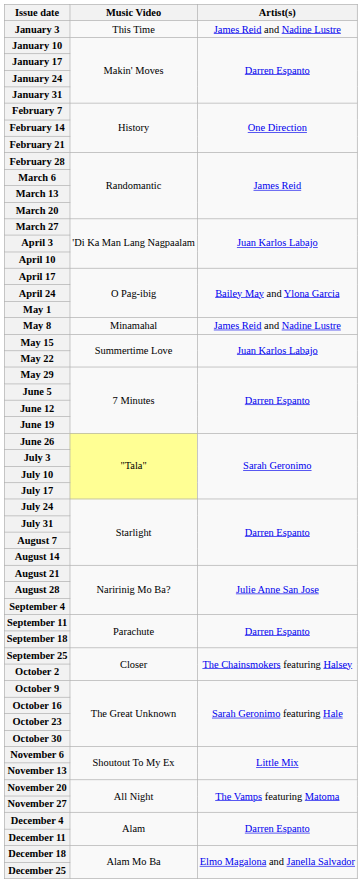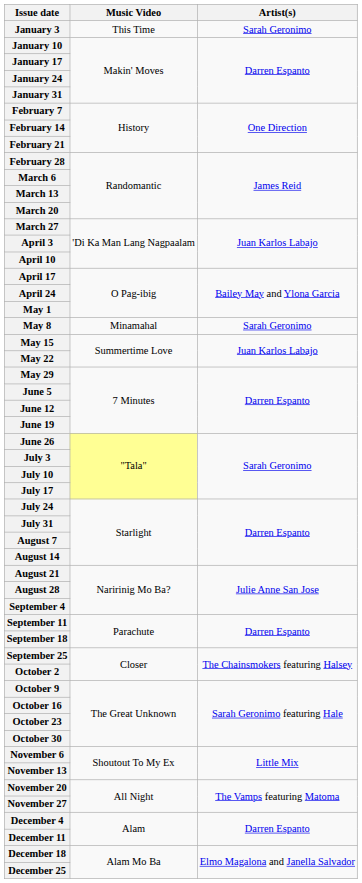(277, 29) James Reid and Nadine Lustre -> (277, 29) Sarah Geronimo
(277, 326) James Reid and Nadine Lustre -> (277, 326) Sarah Geronimo
